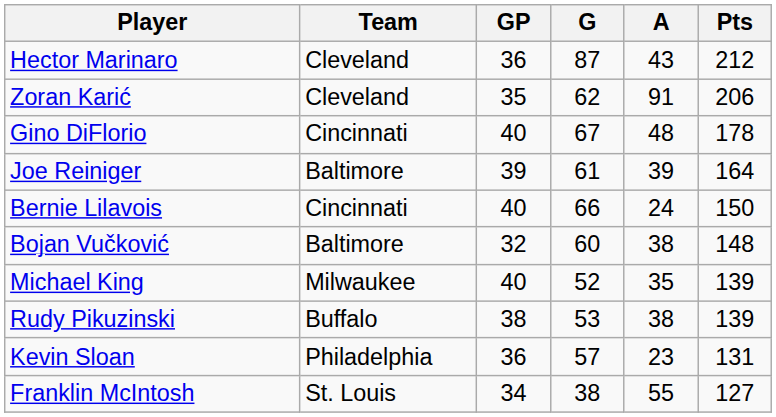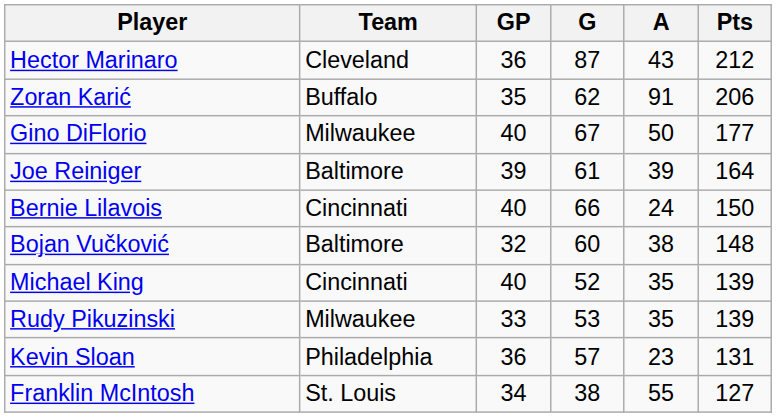(357, 97) Cleveland -> (341, 97) Buffalo
(356, 134) Cincinnati -> (360, 134) Milwaukee
(661, 134) 48 -> (661, 134) 50
(735, 134) 178 -> (735, 134) 177
(360, 282) Milwaukee -> (356, 282) Cincinnati
(341, 319) Buffalo -> (360, 319) Milwaukee
(514, 319) 38 -> (514, 319) 33
(661, 319) 38 -> (661, 319) 35
